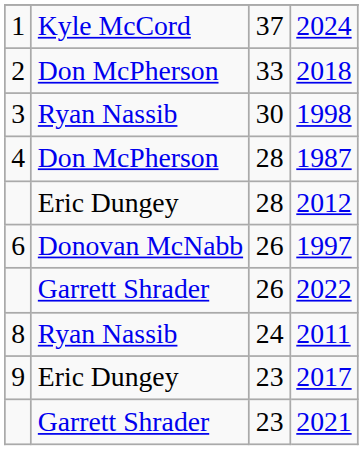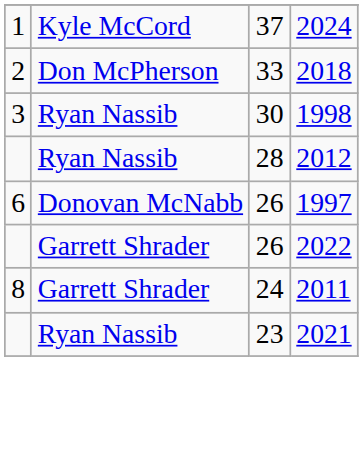- row: (324, 158)
(108, 202) Eric Dungey -> (108, 158) Ryan Nassib
(108, 333) Ryan Nassib -> (124, 289) Garrett Shrader
- row: (324, 377)
(124, 421) Garrett Shrader -> (108, 333) Ryan Nassib
